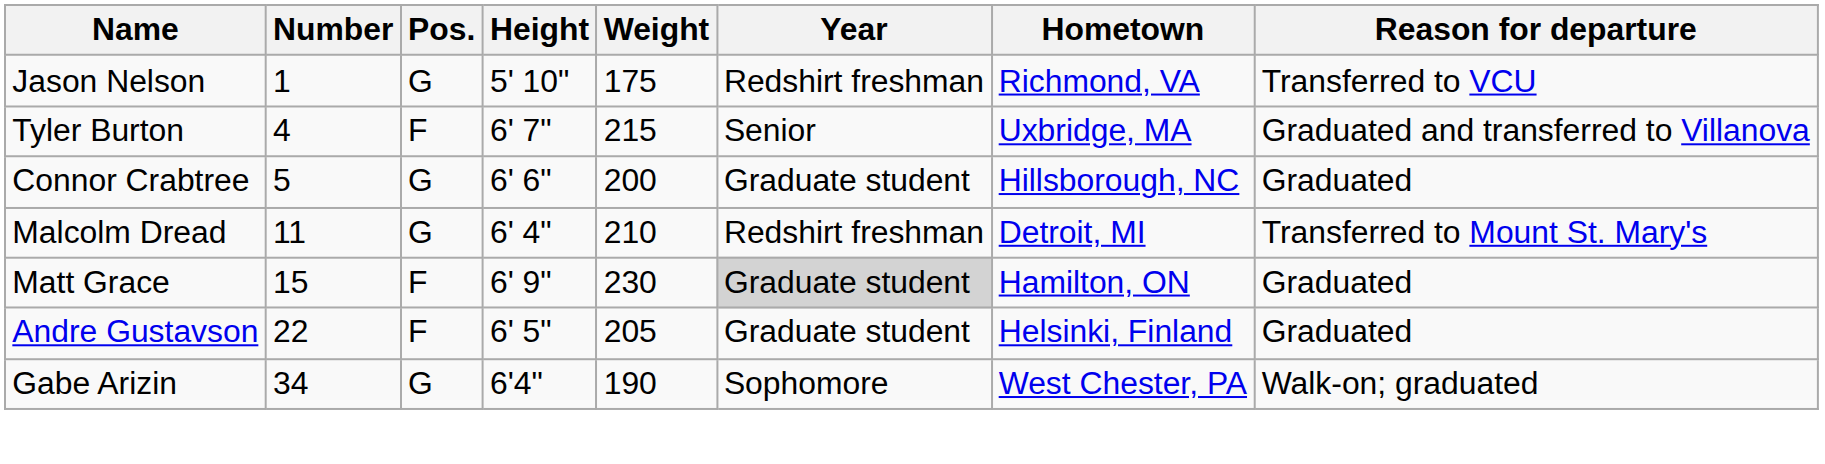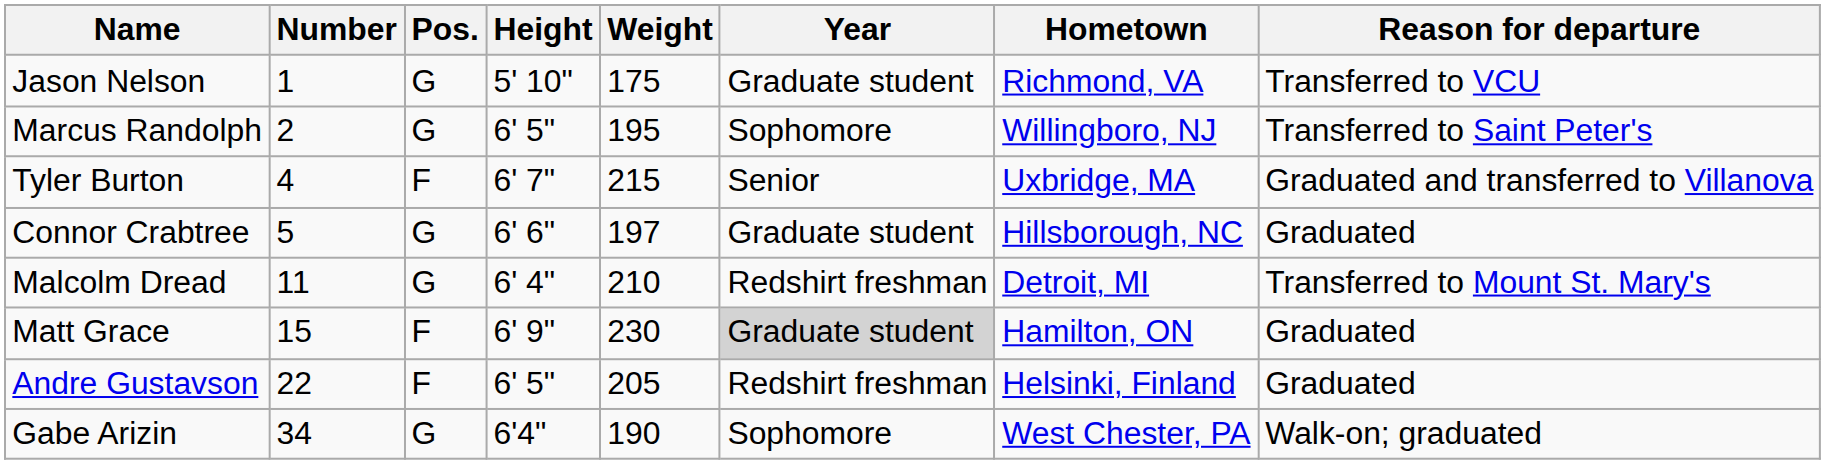(854, 80) Redshirt freshman -> (850, 80) Graduate student
+ row: (137, 130)
(630, 181) 200 -> (634, 231) 197
(847, 332) Graduate student -> (857, 383) Redshirt freshman
